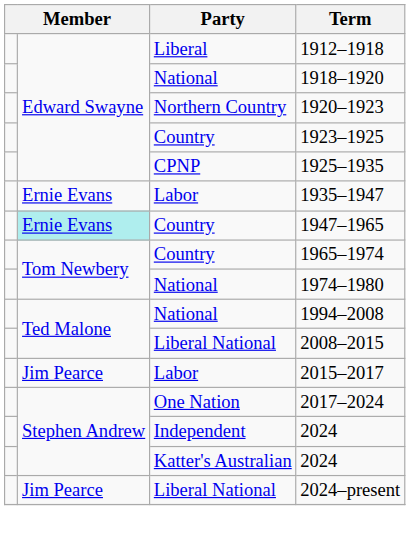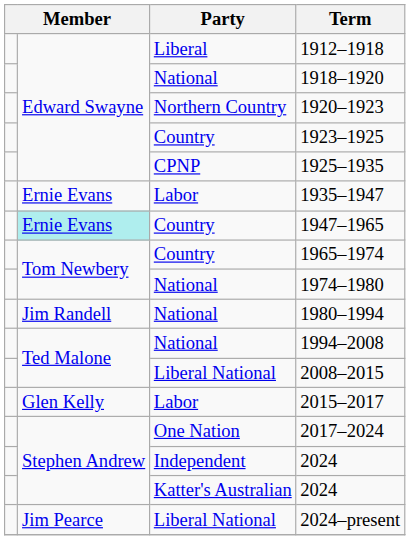+ row: (186, 313)
(63, 372) Jim Pearce -> (63, 401) Glen Kelly
